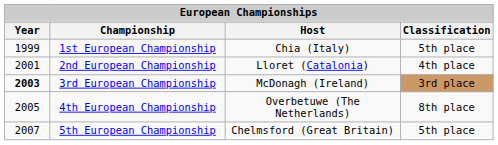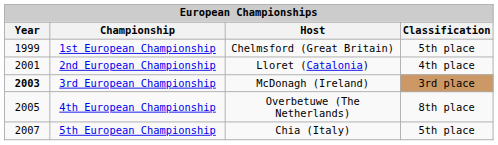(313, 48) Chia (Italy) -> (313, 48) Chelmsford (Great Britain)
(313, 130) Chelmsford (Great Britain) -> (313, 130) Chia (Italy)
